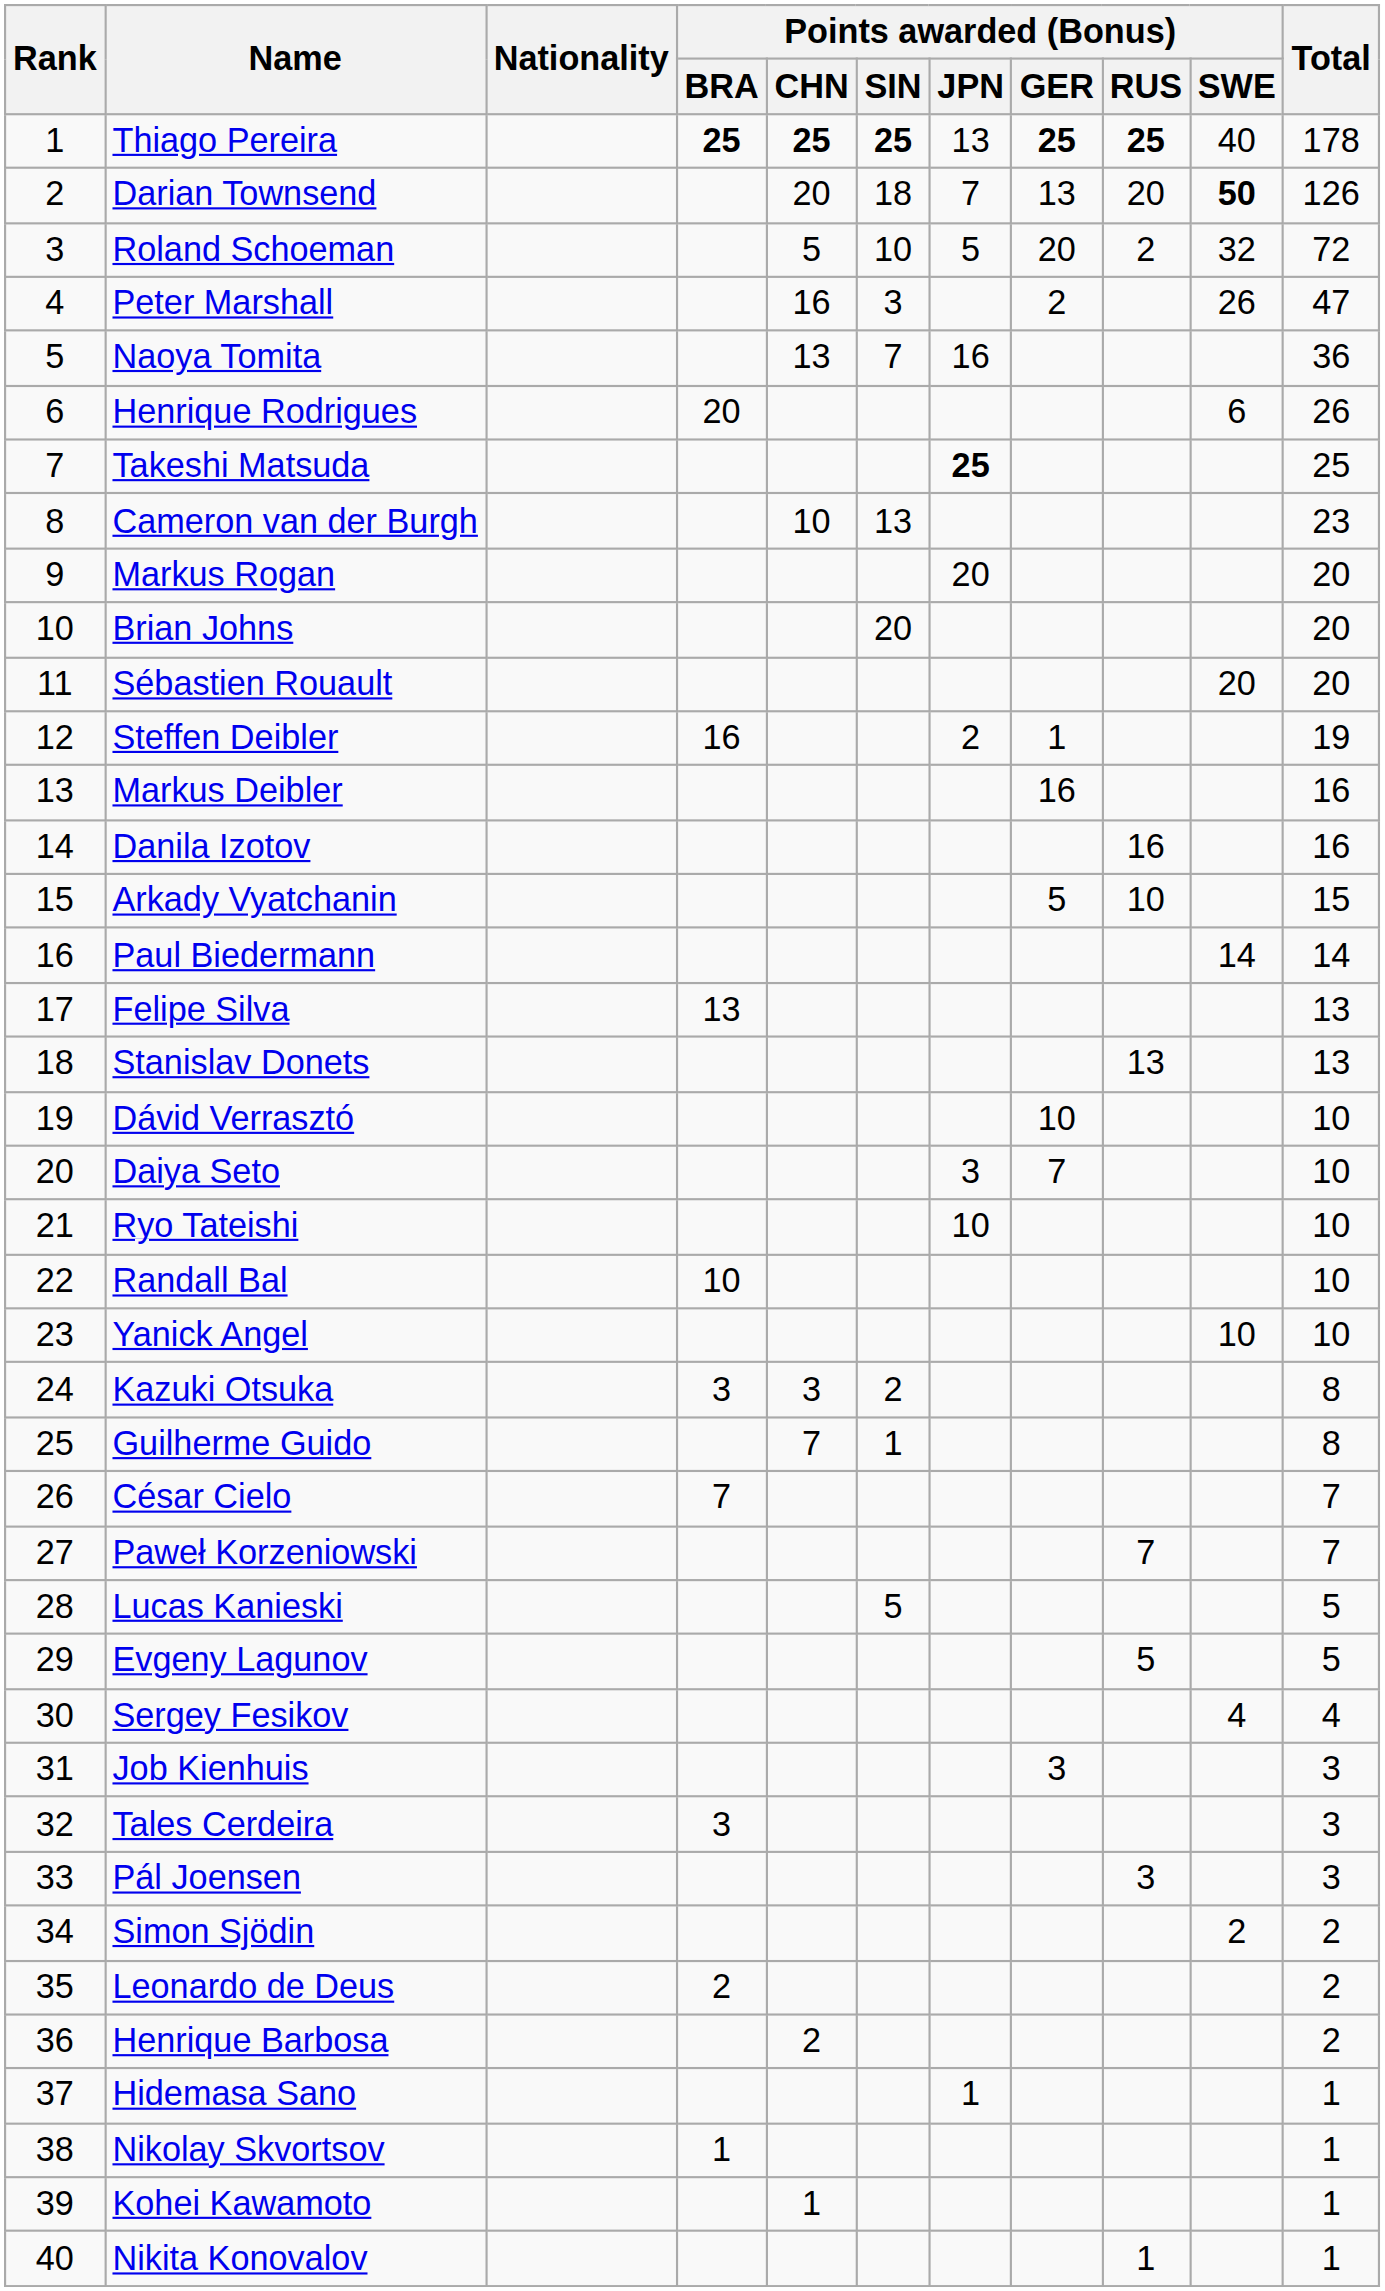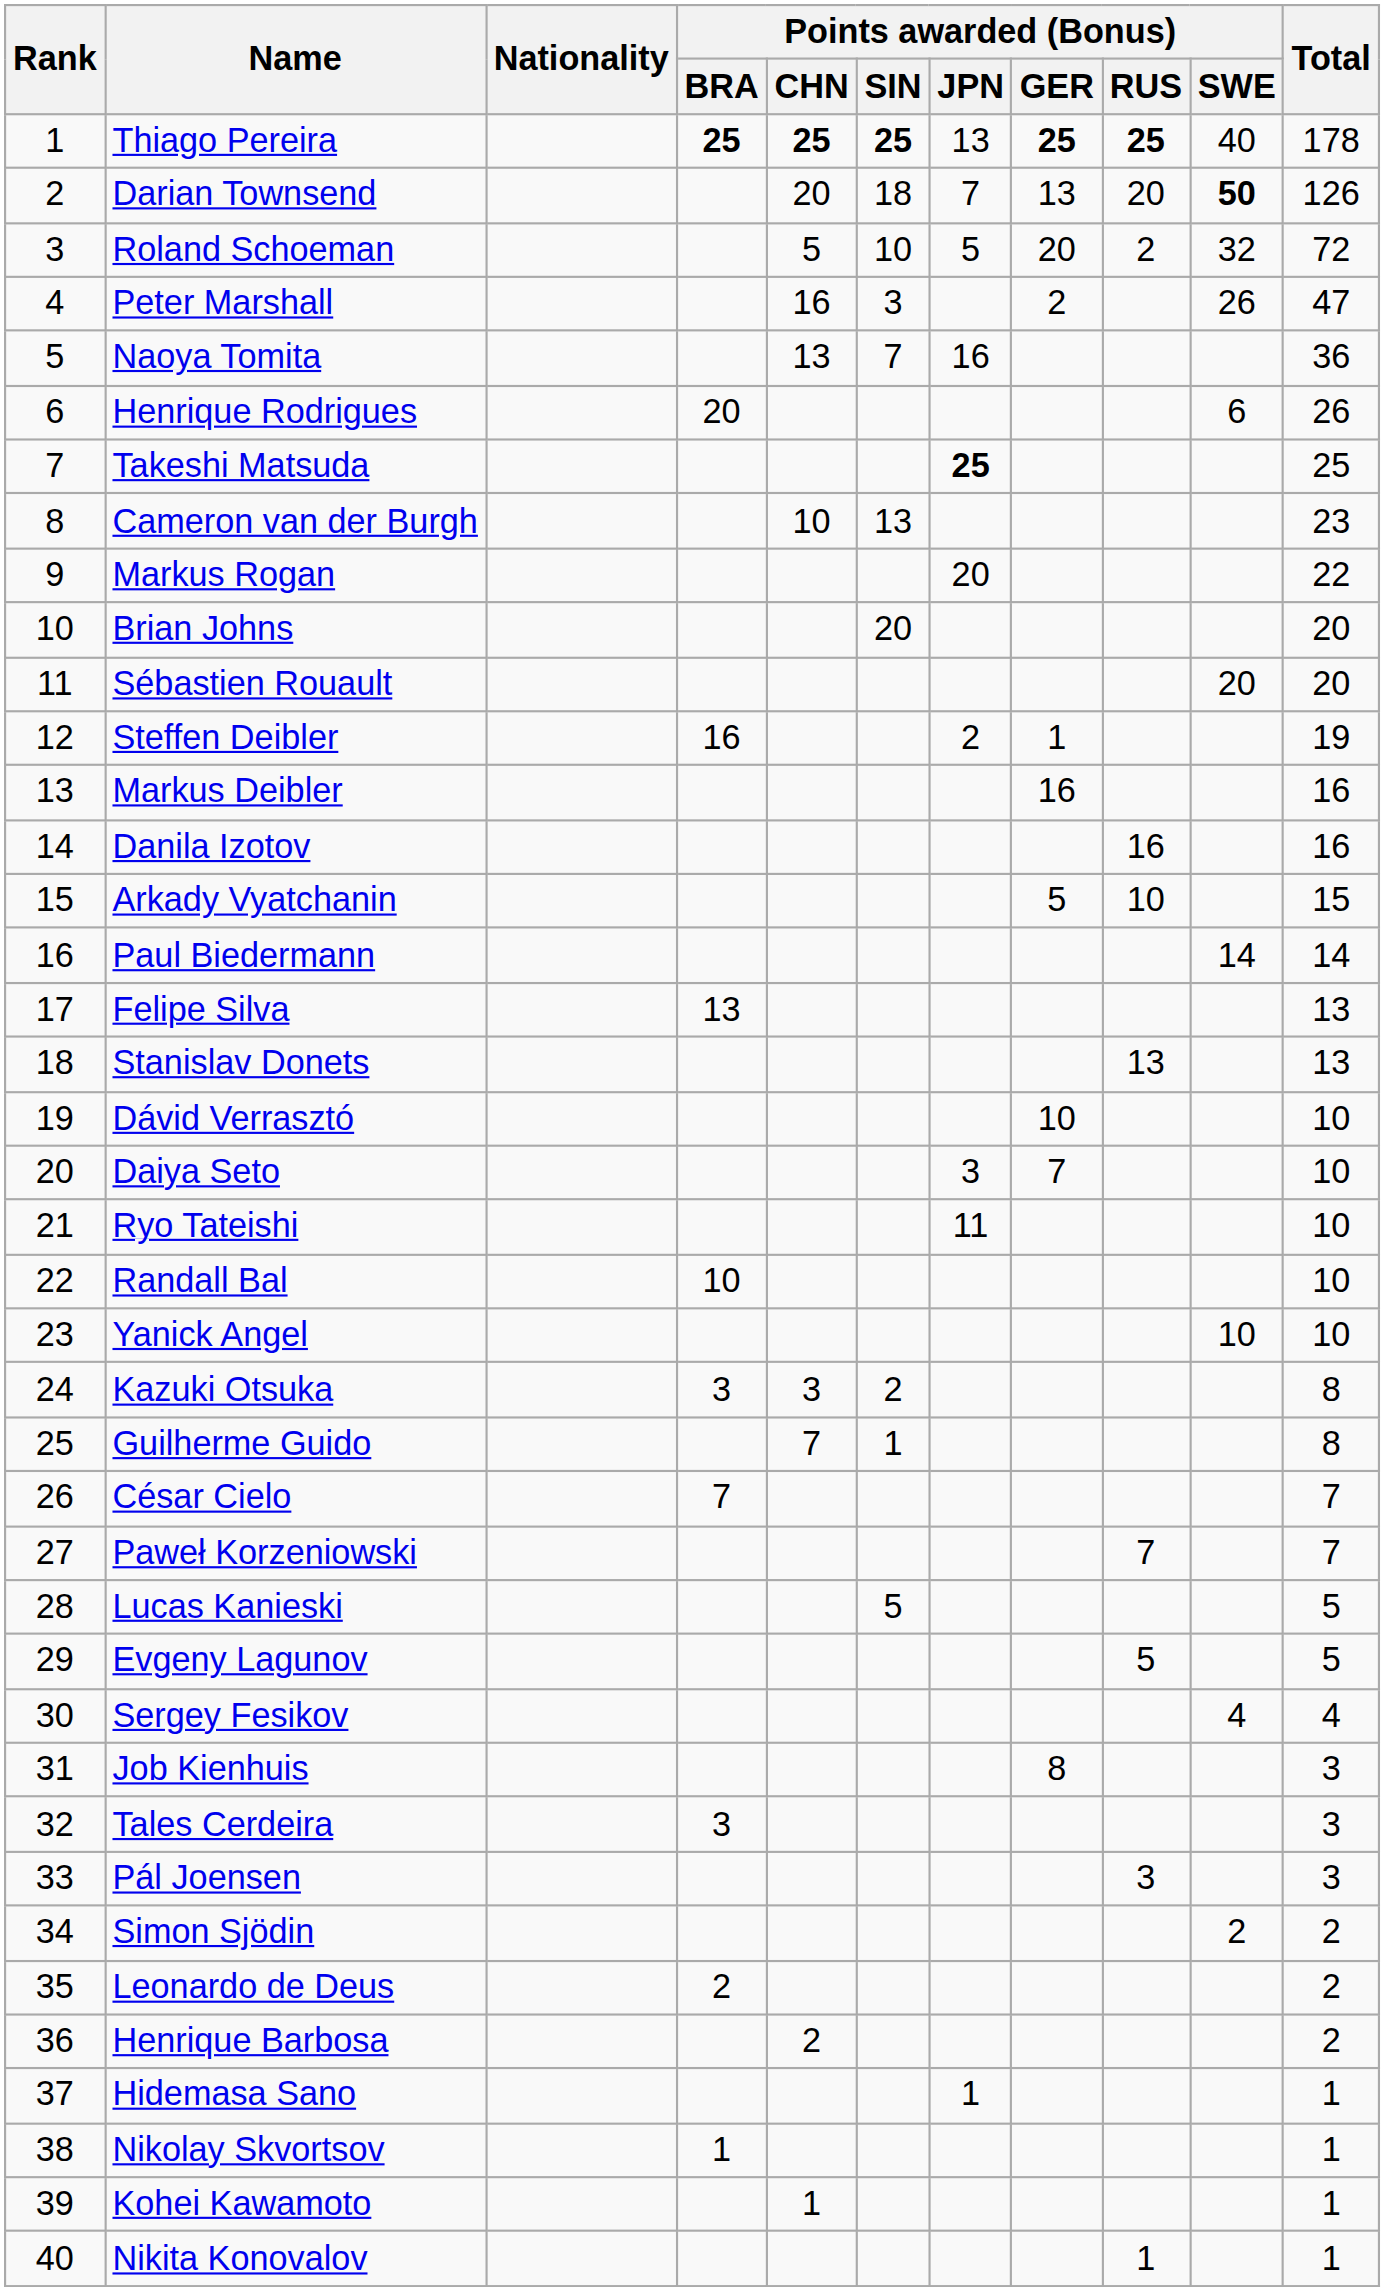(1331, 574) 20 -> (1331, 574) 22
(971, 1226) 10 -> (971, 1226) 11
(1057, 1769) 3 -> (1057, 1769) 8
